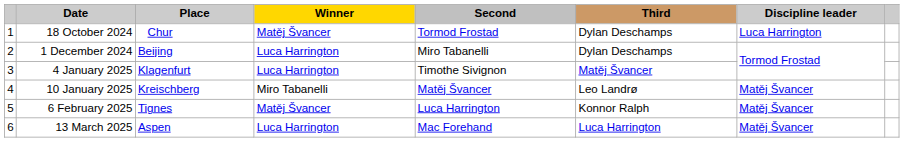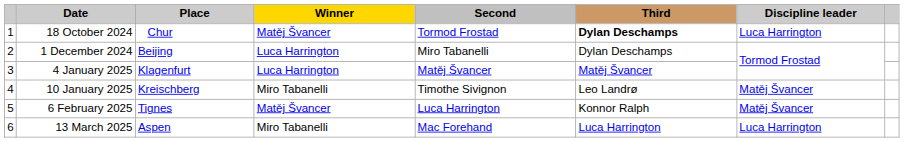(625, 32) normal -> (628, 32) bold
(462, 70) Timothe Sivignon -> (455, 70) Matěj Švancer
(455, 89) Matěj Švancer -> (462, 89) Timothe Sivignon
(298, 127) Luca Harrington -> (292, 127) Miro Tabanelli
(776, 127) Matěj Švancer -> (780, 127) Luca Harrington
